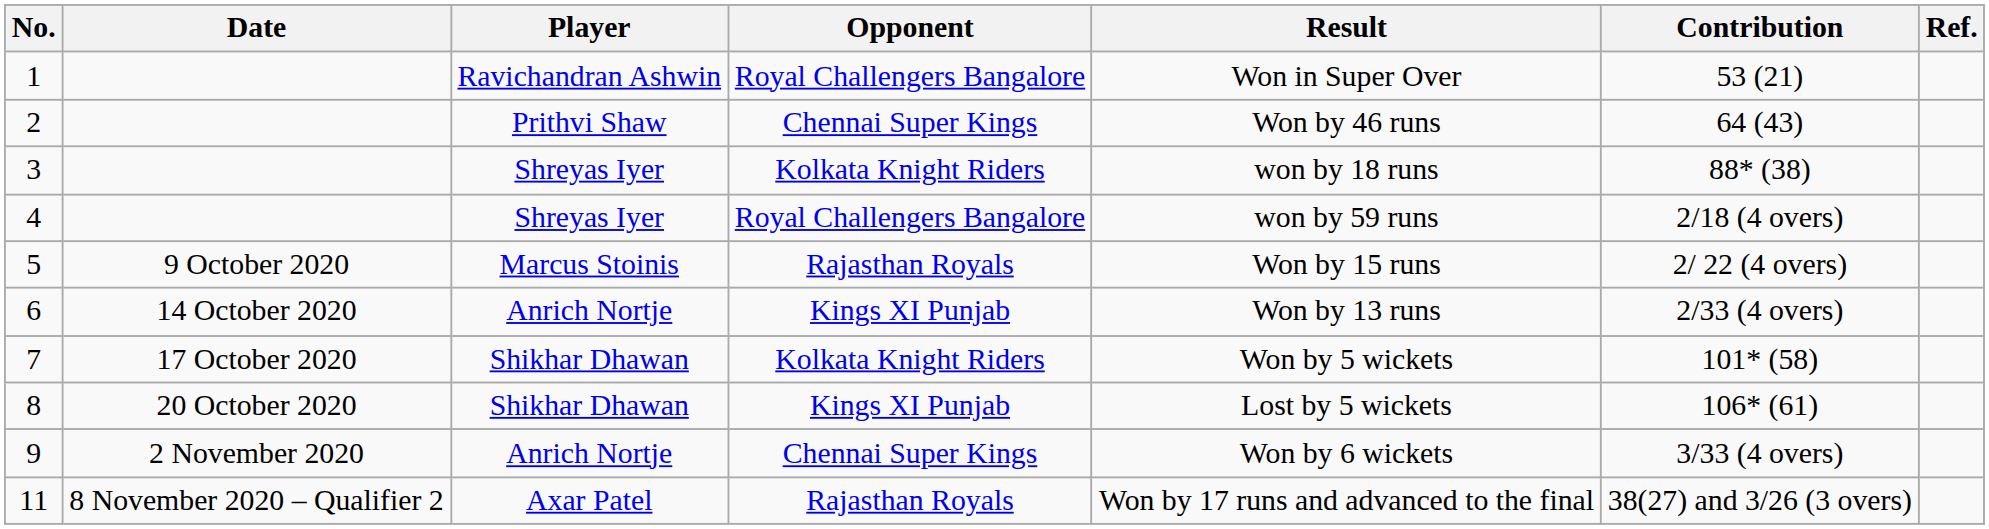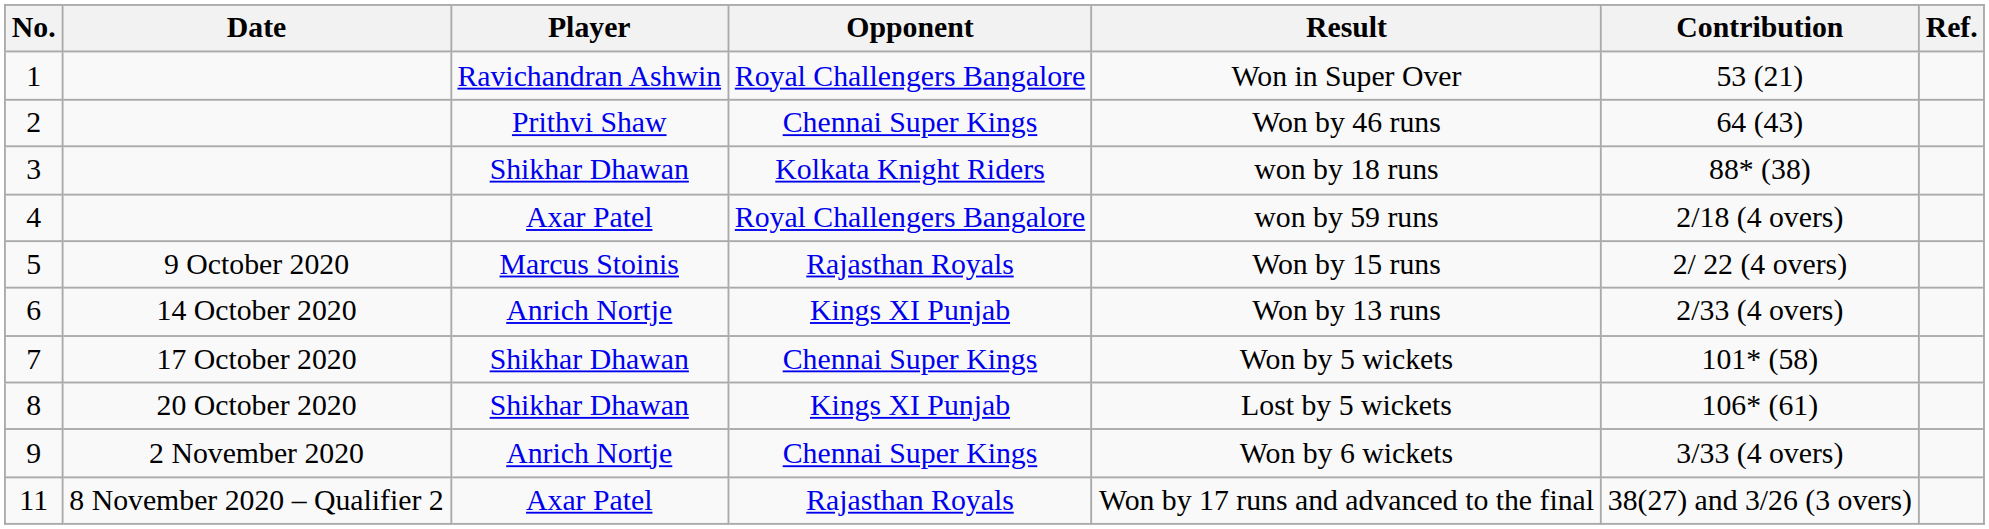(589, 169) Shreyas Iyer -> (589, 169) Shikhar Dhawan
(589, 216) Shreyas Iyer -> (589, 216) Axar Patel
(910, 358) Kolkata Knight Riders -> (910, 358) Chennai Super Kings
